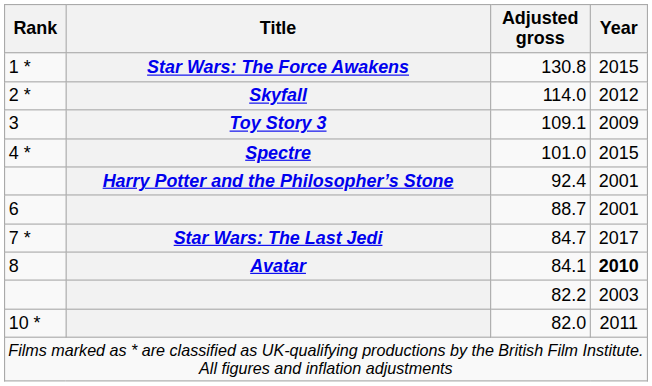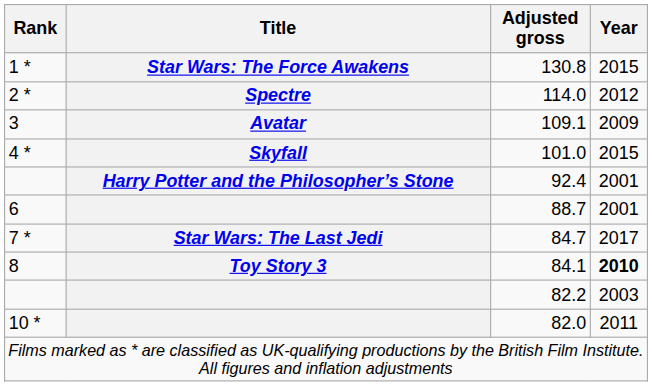(278, 95) Skyfall -> (278, 95) Spectre
(278, 124) Toy Story 3 -> (278, 124) Avatar
(278, 152) Spectre -> (278, 152) Skyfall
(278, 266) Avatar -> (278, 266) Toy Story 3
